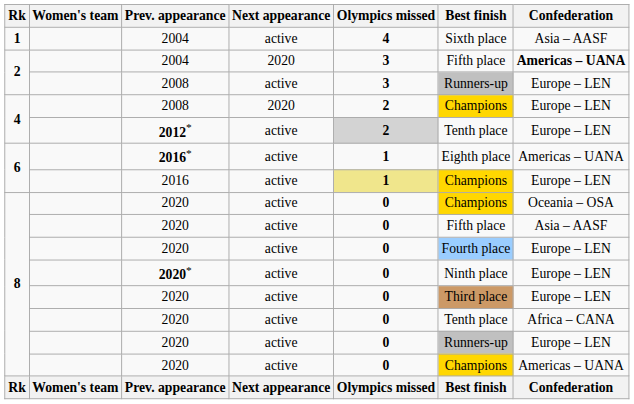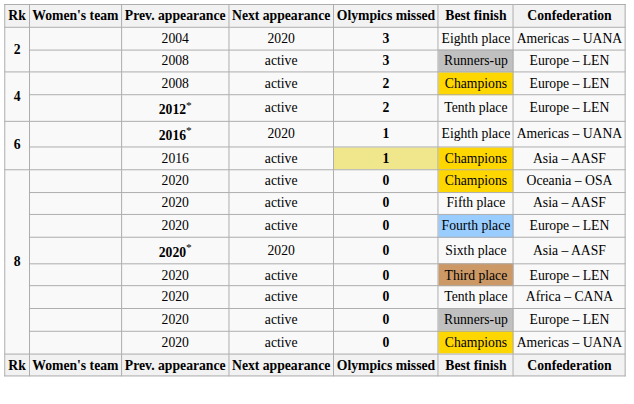- row: (17, 38)
(476, 61) Fifth place -> (476, 38) Eighth place
(571, 61) bold -> (569, 38) normal
(281, 106) 2020 -> (281, 83) active
(386, 130) lightgrey background -> (386, 108) no background
(281, 156) active -> (281, 134) 2020
(571, 181) Europe – LEN -> (569, 158) Asia – AASF
(281, 273) active -> (281, 250) 2020
(476, 273) Ninth place -> (476, 250) Sixth place
(571, 273) Europe – LEN -> (569, 250) Asia – AASF
